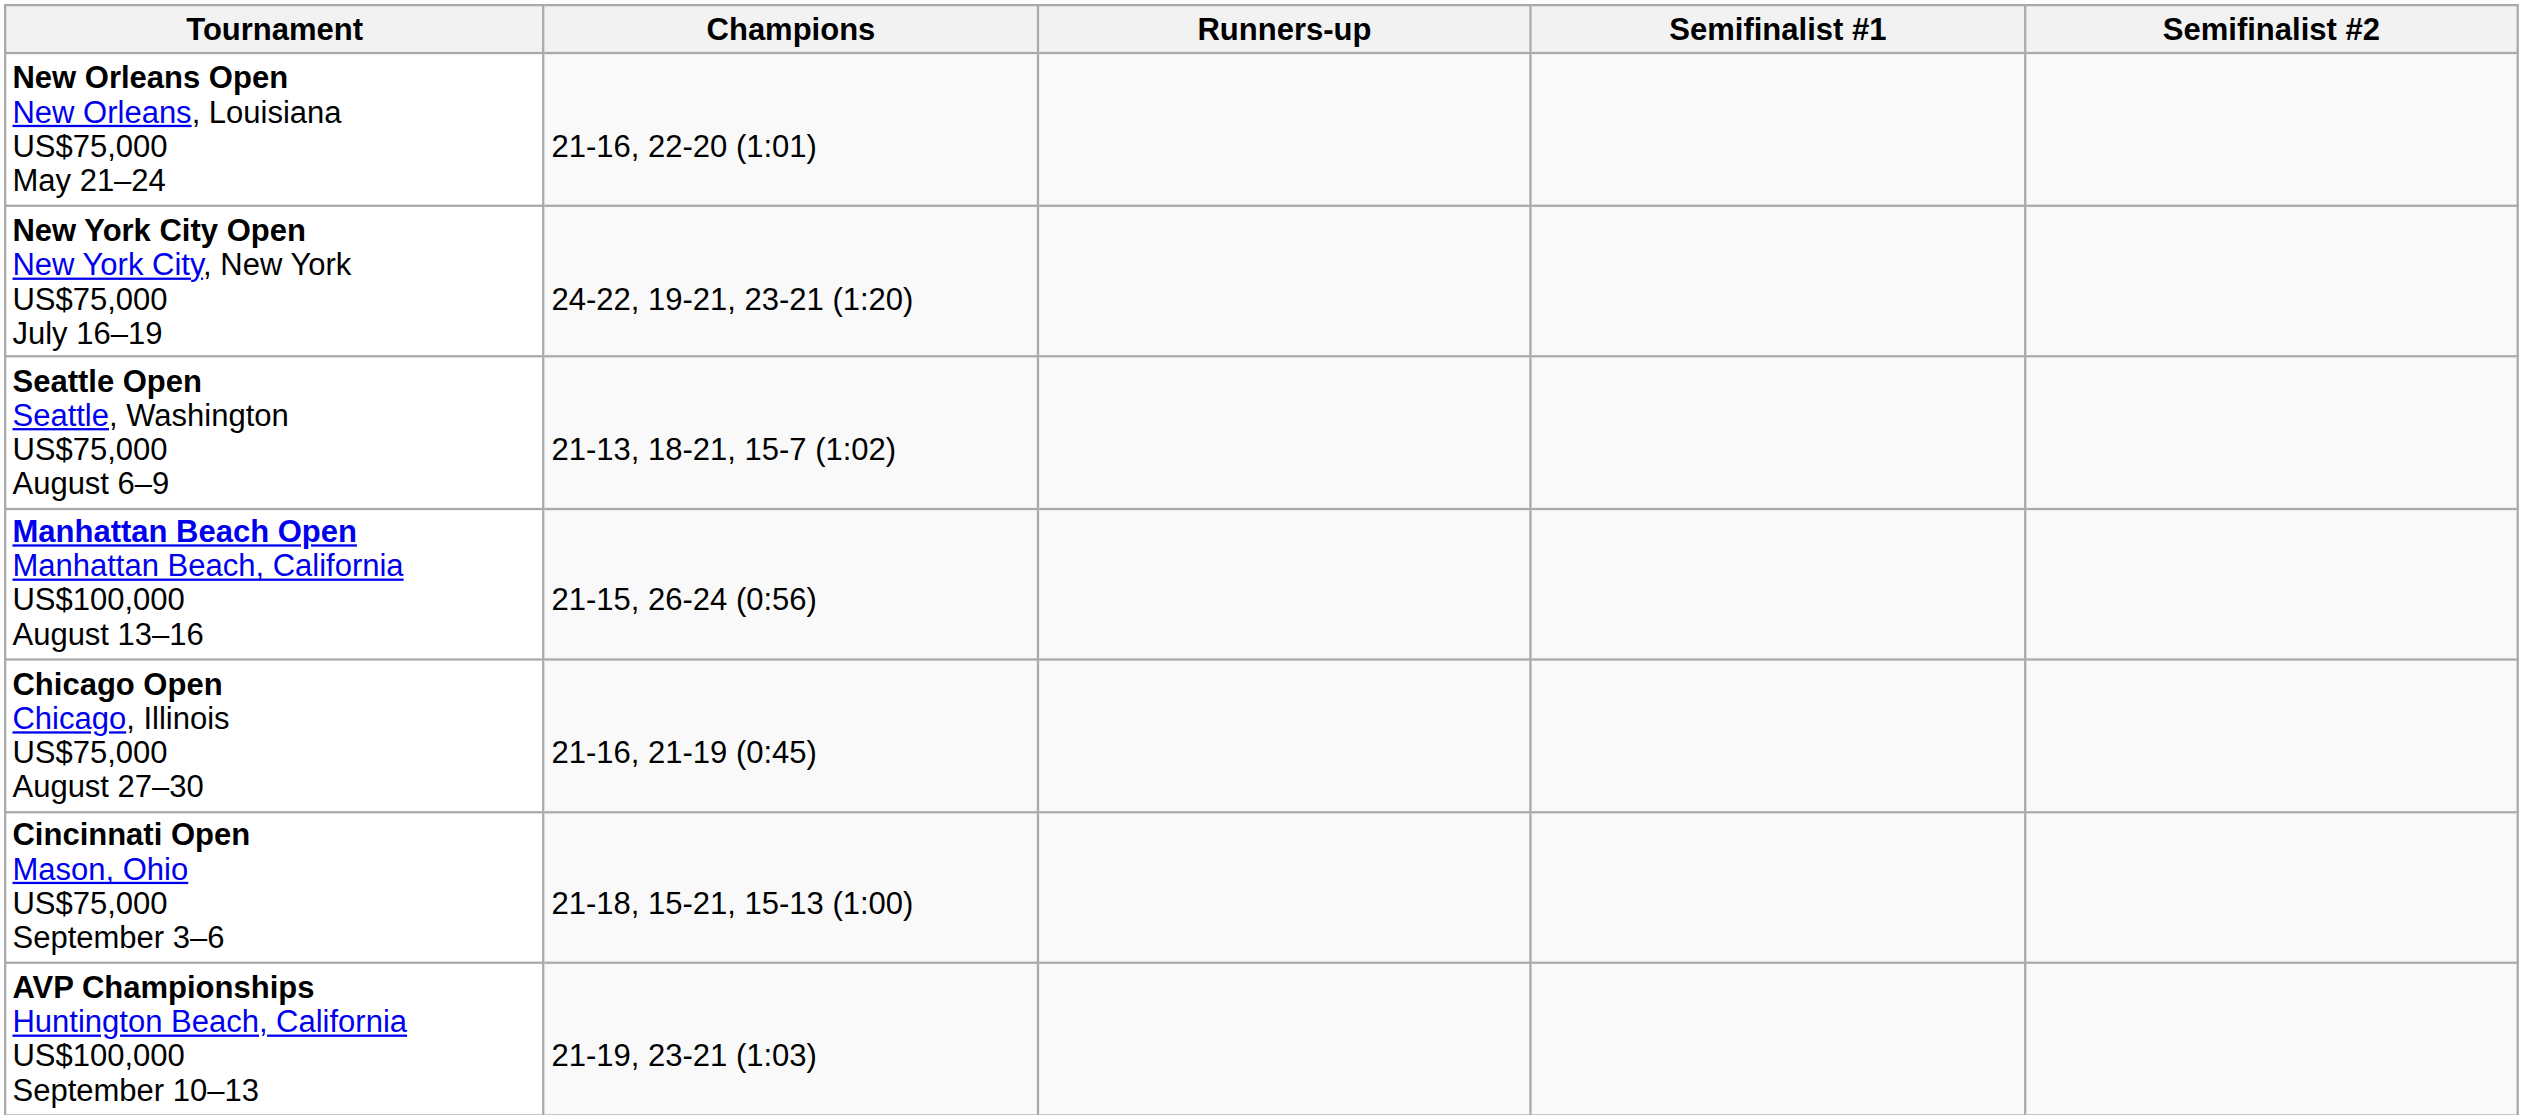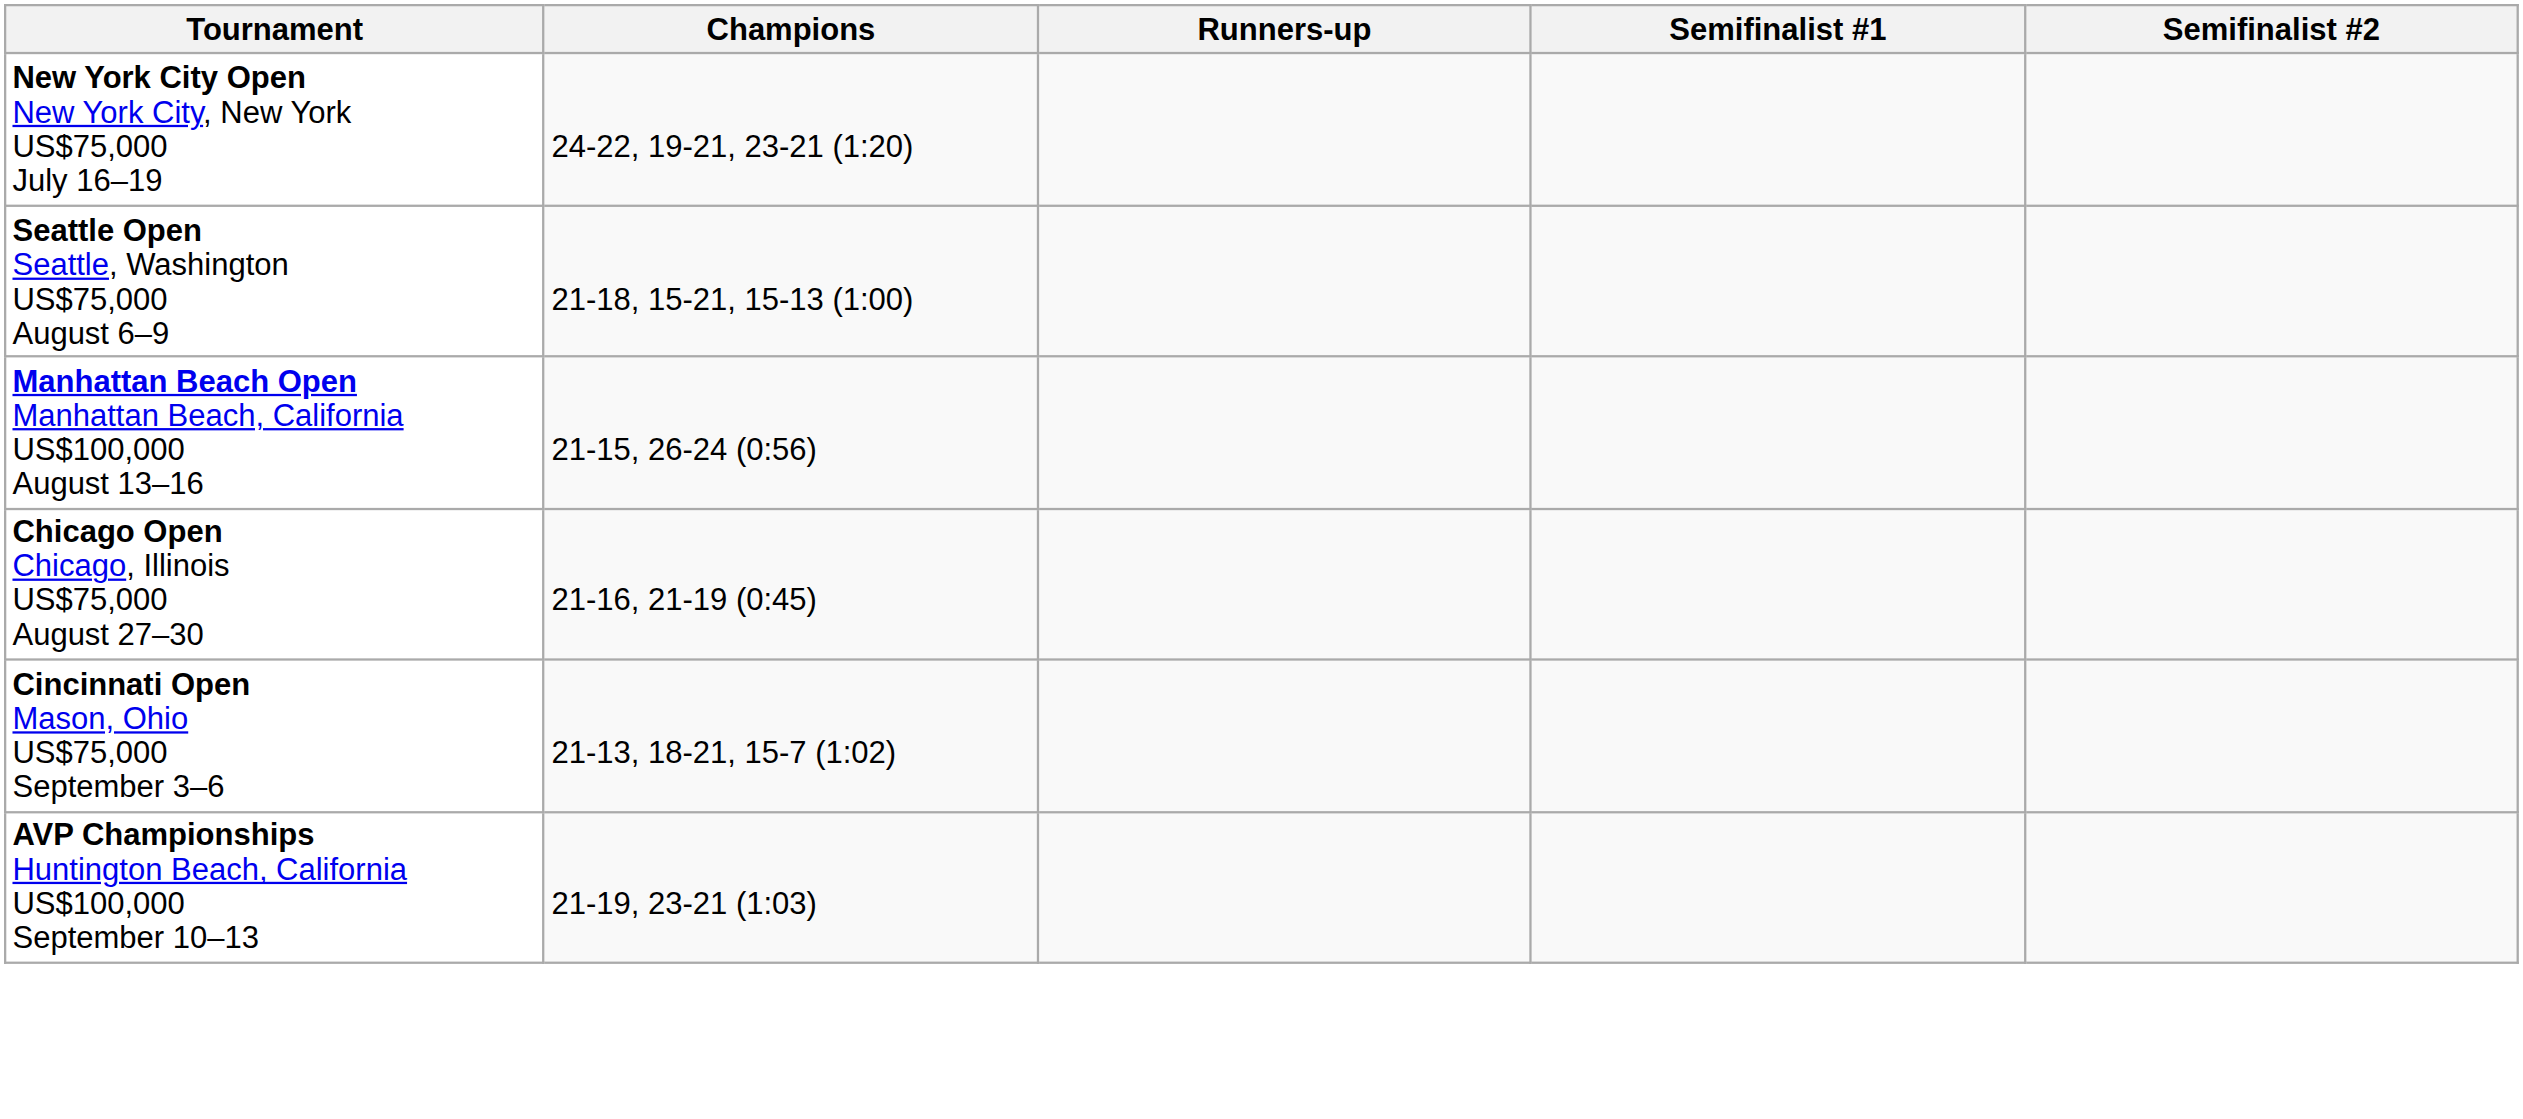- row: (177, 129)
(724, 449) 21-13, 18-21, 15-7 (1:02) -> (732, 298) 21-18, 15-21, 15-13 (1:00)
(732, 904) 21-18, 15-21, 15-13 (1:00) -> (724, 752) 21-13, 18-21, 15-7 (1:02)
